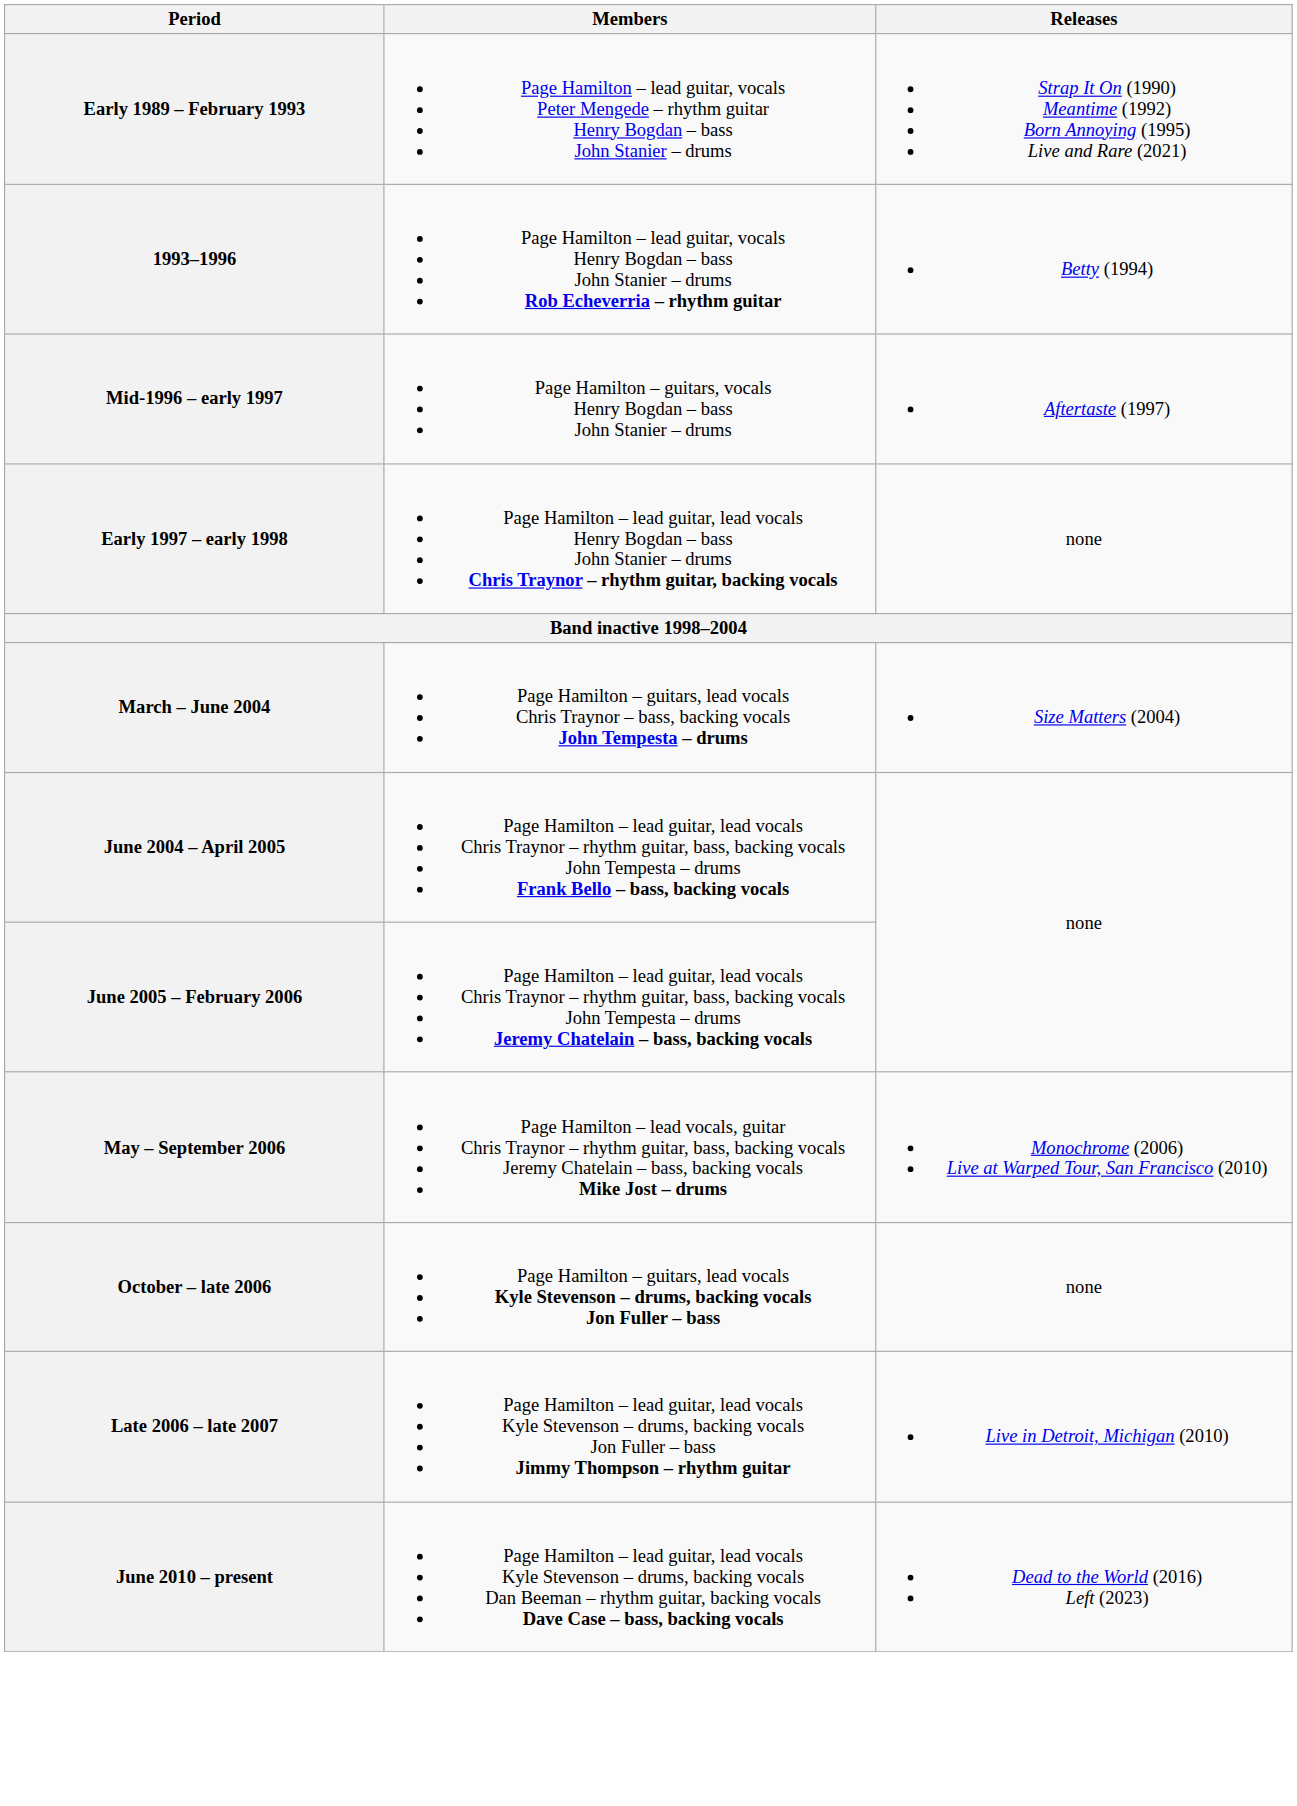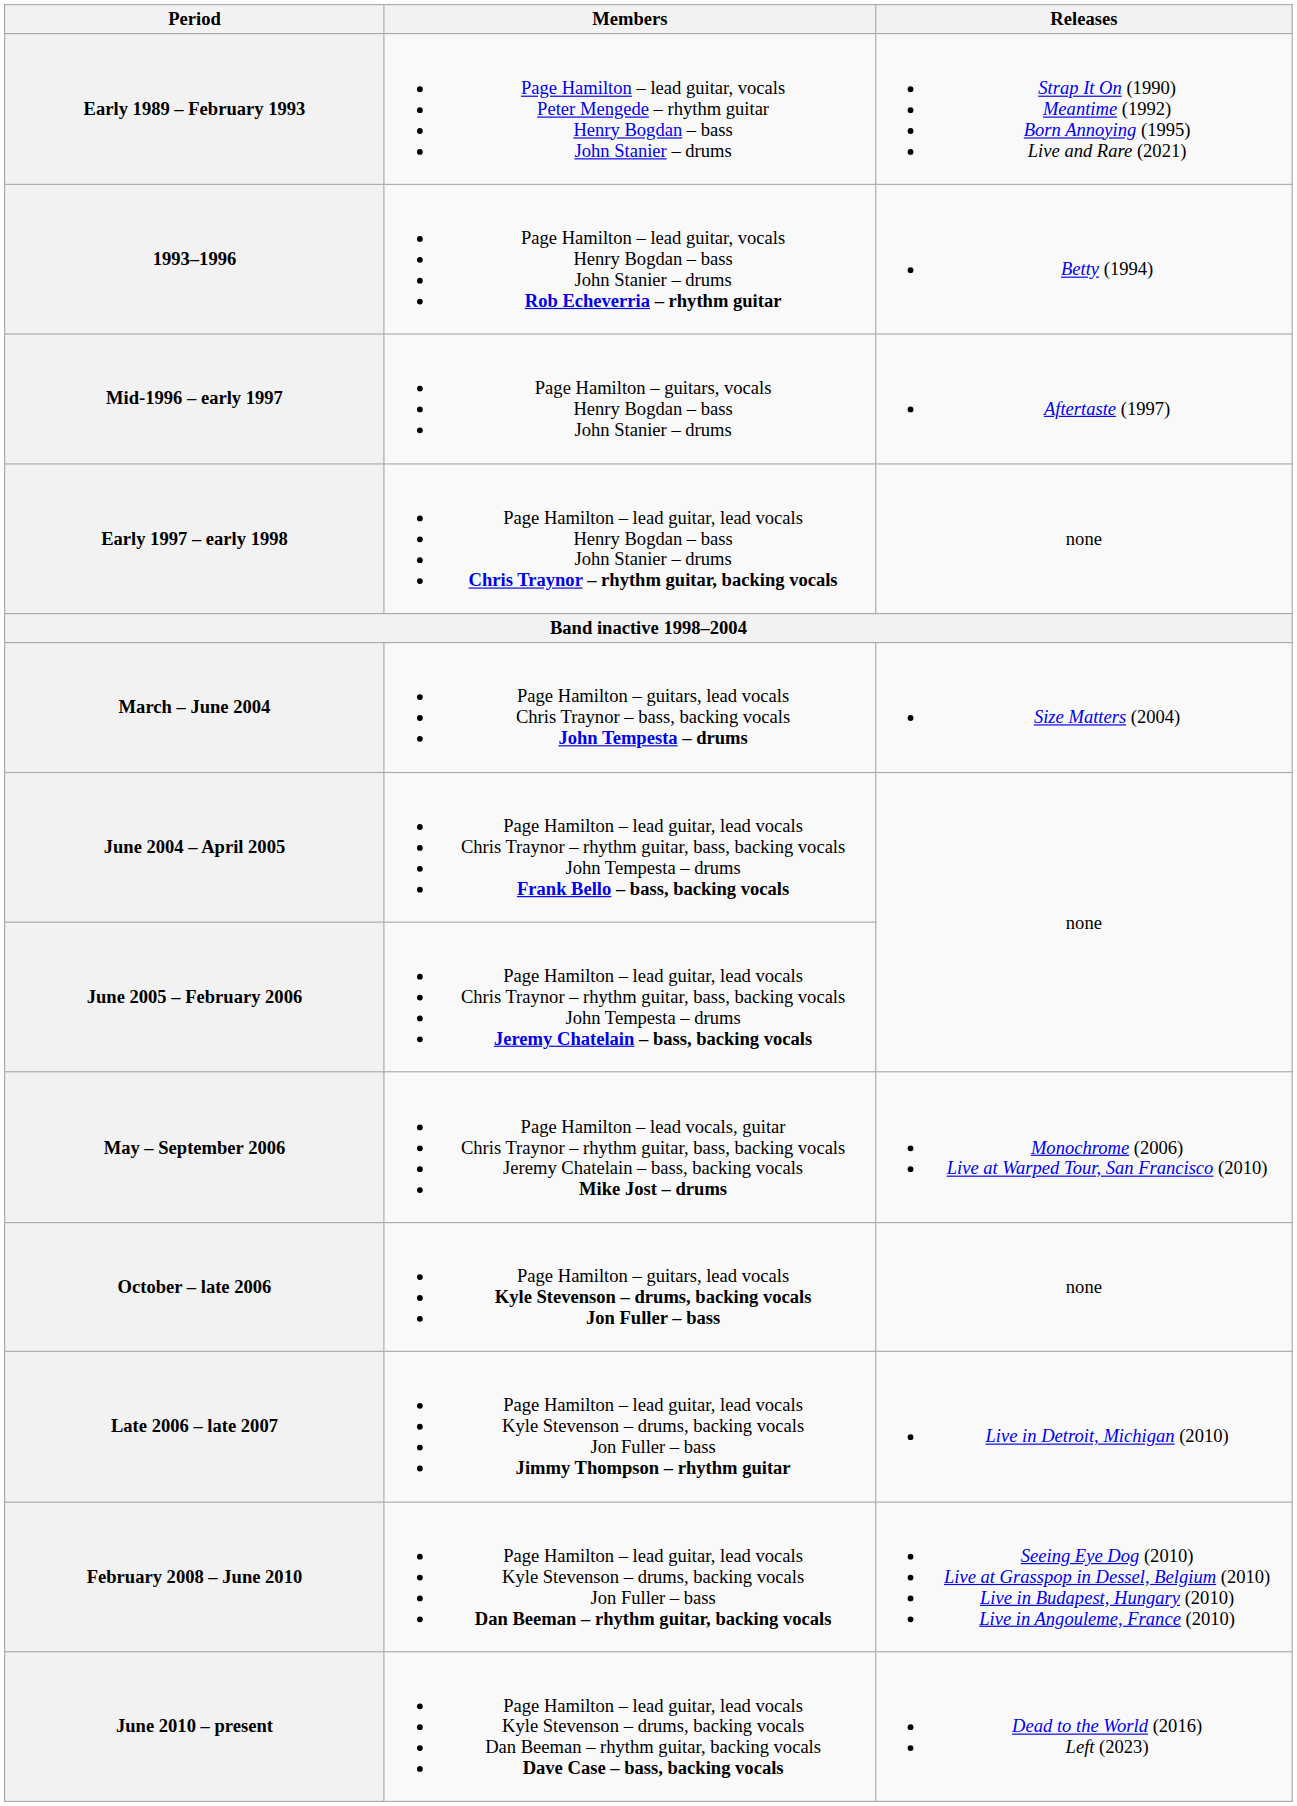+ row: (194, 1576)
